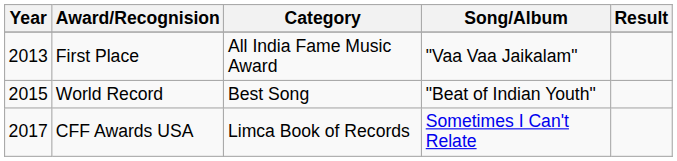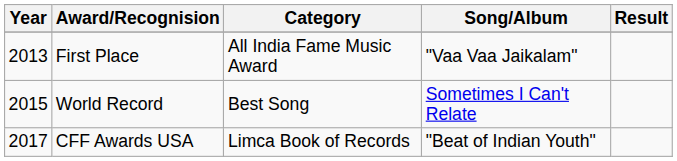(511, 94) "Beat of Indian Youth" -> (497, 103) Sometimes I Can't Relate
(497, 131) Sometimes I Can't Relate -> (511, 141) "Beat of Indian Youth"
